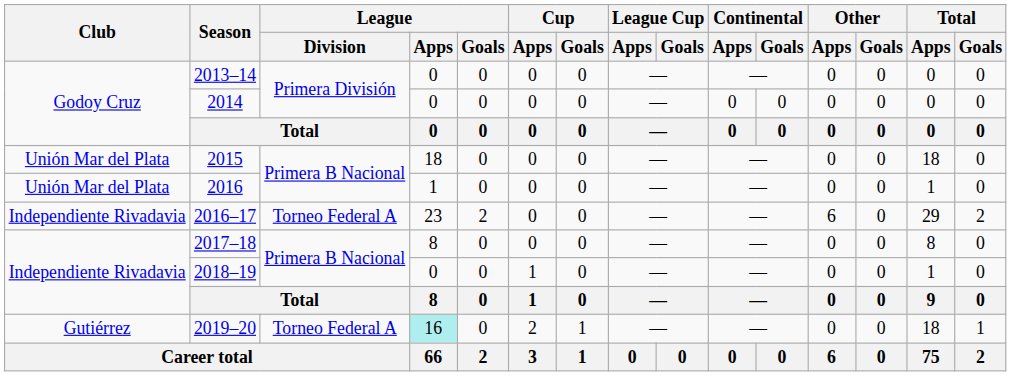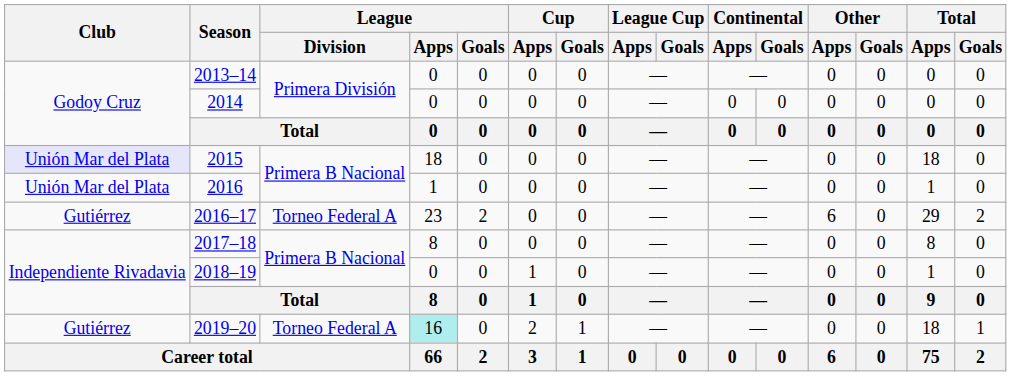(97, 159) no background -> (97, 159) lavender background
(97, 215) Independiente Rivadavia -> (97, 215) Gutiérrez
